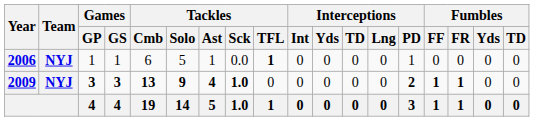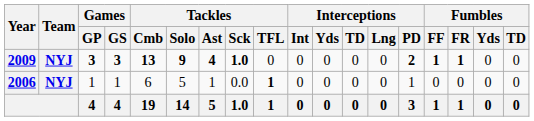rows swapped: (22, 60) <-> (22, 82)
